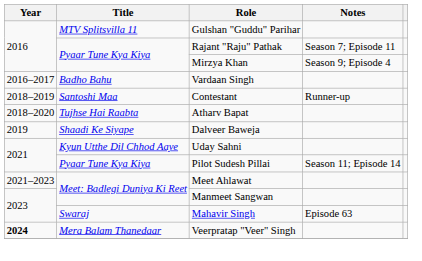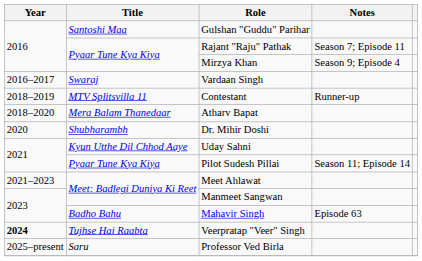(98, 29) MTV Splitsvilla 11 -> (98, 29) Santoshi Maa
(85, 79) Badho Bahu -> (83, 79) Swaraj
(88, 96) Santoshi Maa -> (108, 96) MTV Splitsvilla 11
(99, 113) Tujhse Hai Raabta -> (120, 113) Mera Balam Thanedaar
- row: (226, 130)
+ row: (235, 130)
(74, 213) Swaraj -> (95, 213) Badho Bahu
(110, 230) Mera Balam Thanedaar -> (108, 230) Tujhse Hai Raabta
+ row: (243, 247)
